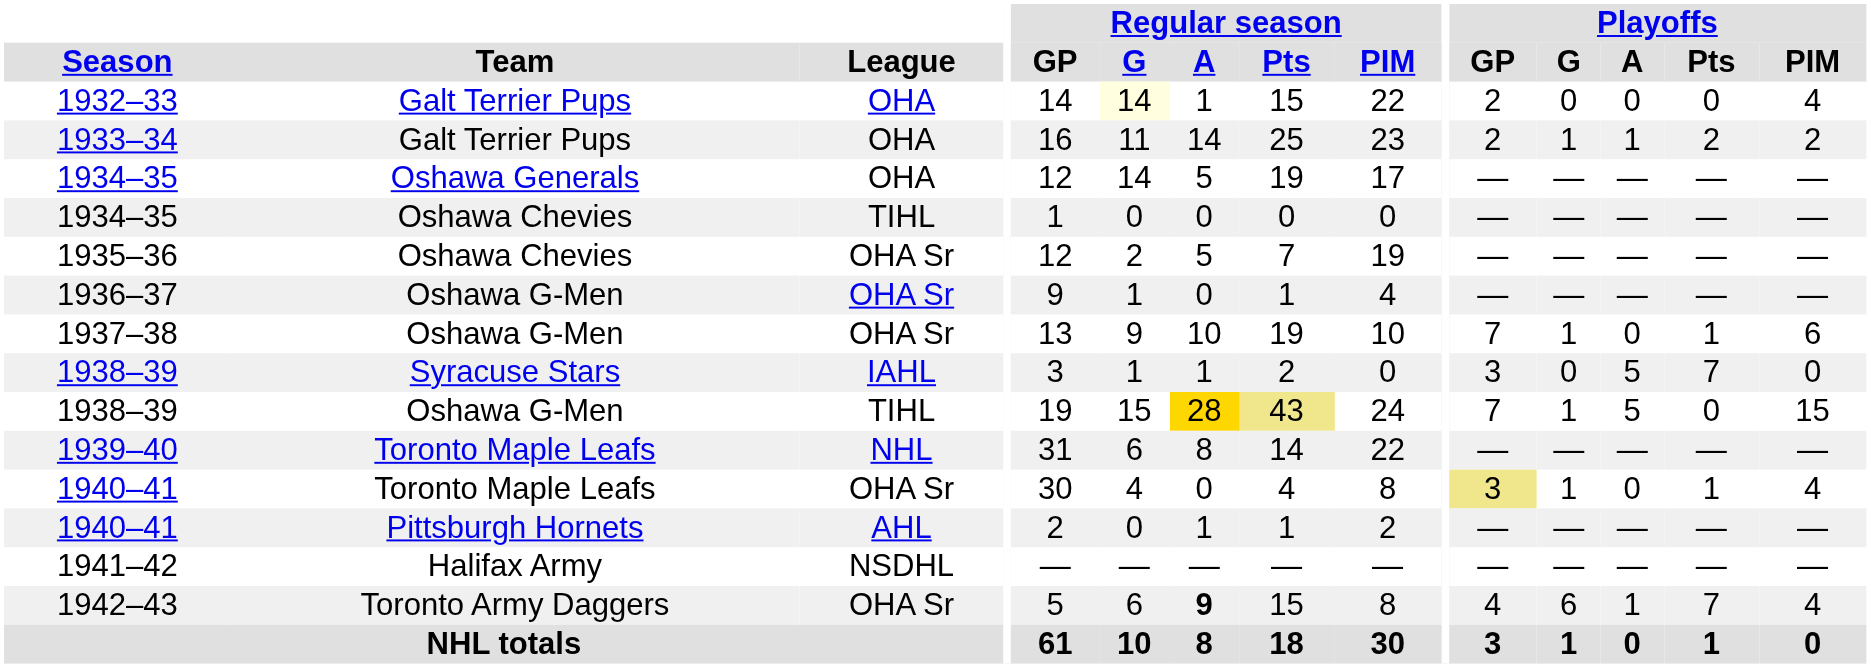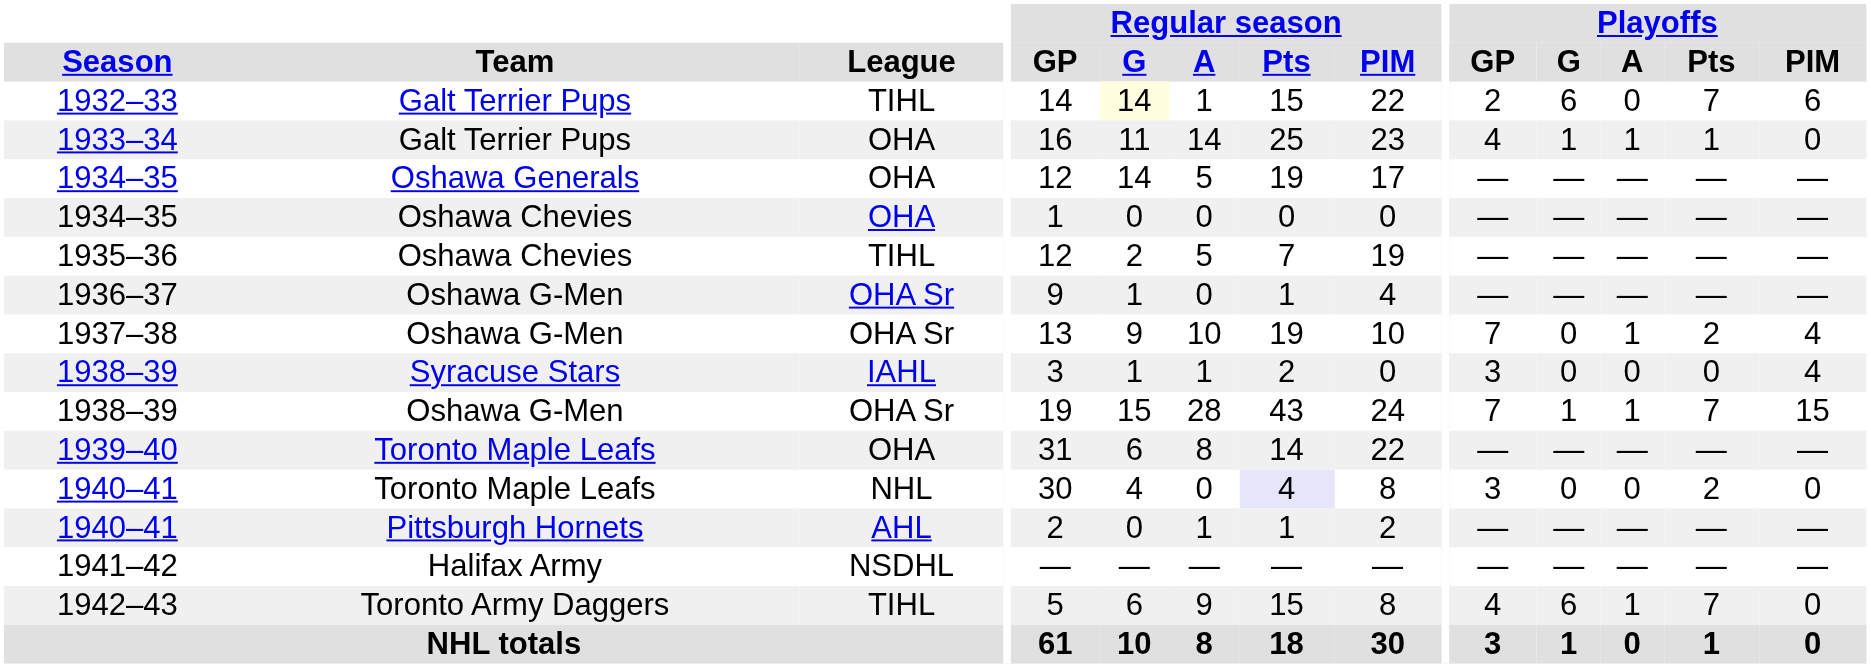(902, 100) OHA -> (902, 100) TIHL
(1569, 100) 0 -> (1569, 100) 6
(1711, 100) 0 -> (1711, 100) 7
(1813, 100) 4 -> (1813, 100) 6
(1493, 139) 2 -> (1493, 139) 4
(1711, 139) 2 -> (1711, 139) 1
(1813, 139) 2 -> (1813, 139) 0
(902, 216) TIHL -> (902, 216) OHA
(902, 255) OHA Sr -> (902, 255) TIHL
(1569, 333) 1 -> (1569, 333) 0
(1632, 333) 0 -> (1632, 333) 1
(1711, 333) 1 -> (1711, 333) 2
(1813, 333) 6 -> (1813, 333) 4
(1632, 372) 5 -> (1632, 372) 0
(1711, 372) 7 -> (1711, 372) 0
(1813, 372) 0 -> (1813, 372) 4
(902, 410) TIHL -> (902, 410) OHA Sr
(1204, 410) gold background -> (1204, 410) no background
(1287, 410) khaki background -> (1287, 410) no background
(1632, 410) 5 -> (1632, 410) 1
(1711, 410) 0 -> (1711, 410) 7
(902, 449) NHL -> (902, 449) OHA
(902, 488) OHA Sr -> (902, 488) NHL
(1287, 488) no background -> (1287, 488) lavender background
(1493, 488) khaki background -> (1493, 488) no background
(1569, 488) 1 -> (1569, 488) 0
(1711, 488) 1 -> (1711, 488) 2
(1813, 488) 4 -> (1813, 488) 0
(902, 604) OHA Sr -> (902, 604) TIHL
(1204, 604) bold -> (1204, 604) normal
(1813, 604) 4 -> (1813, 604) 0
